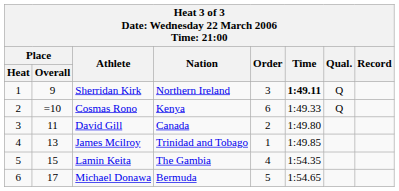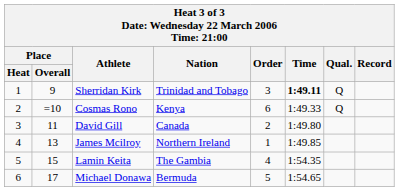(193, 90) Northern Ireland -> (202, 90) Trinidad and Tobago
(202, 143) Trinidad and Tobago -> (193, 143) Northern Ireland
